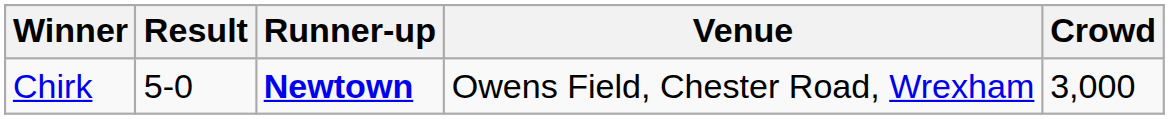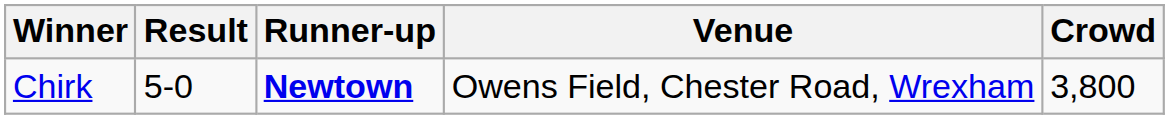(1093, 85) 3,000 -> (1093, 85) 3,800
